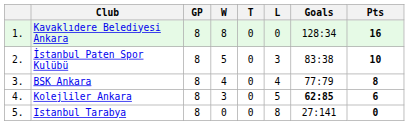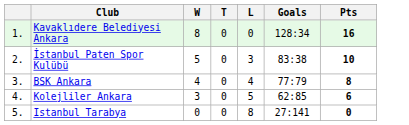- column: (197, 12)
(319, 97) bold -> (292, 97) normal
